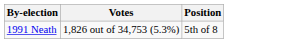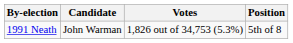+ column: (92, 13)
